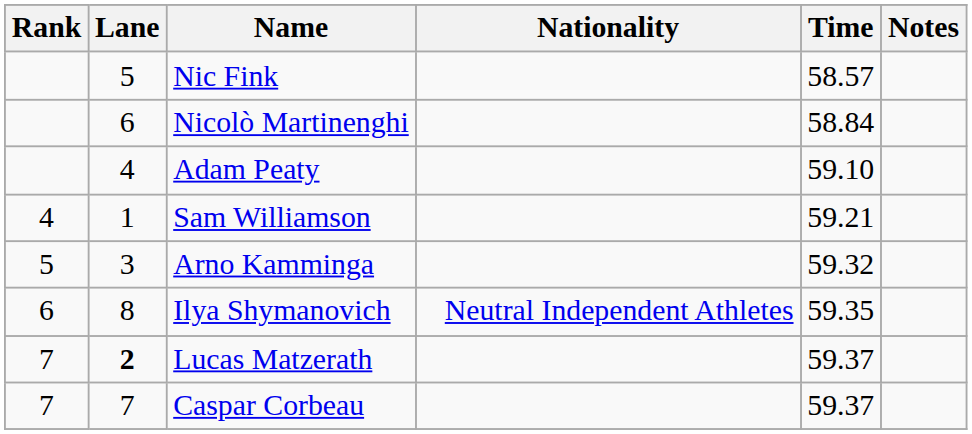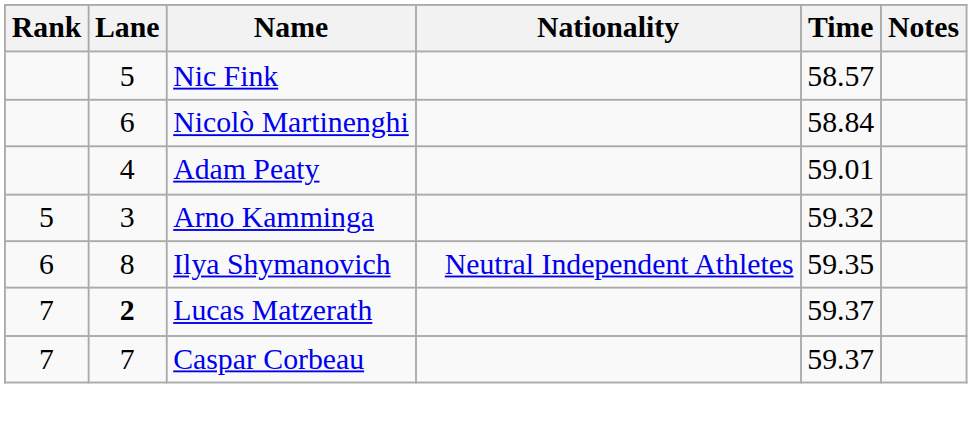(841, 169) 59.10 -> (841, 169) 59.01
- row: (272, 216)
